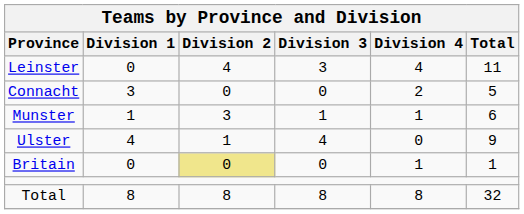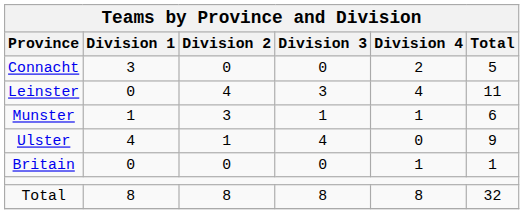rows swapped: (44, 93) <-> (44, 68)
(227, 165) khaki background -> (227, 165) no background
